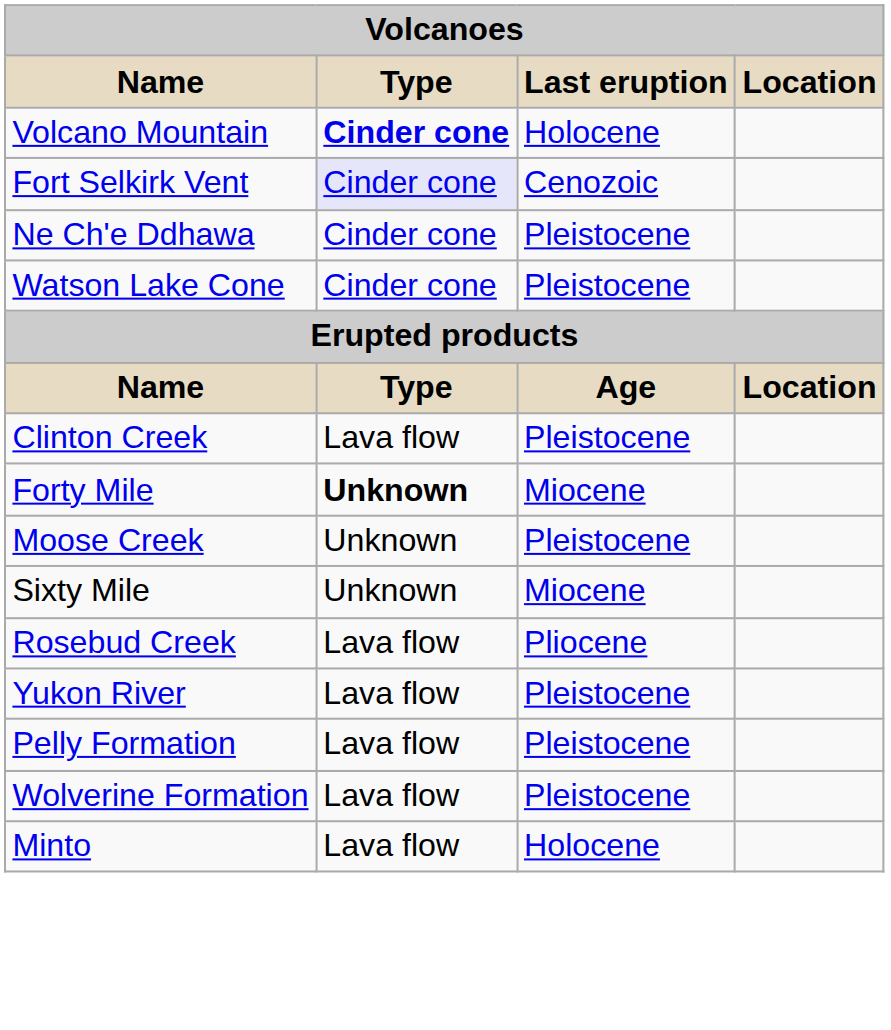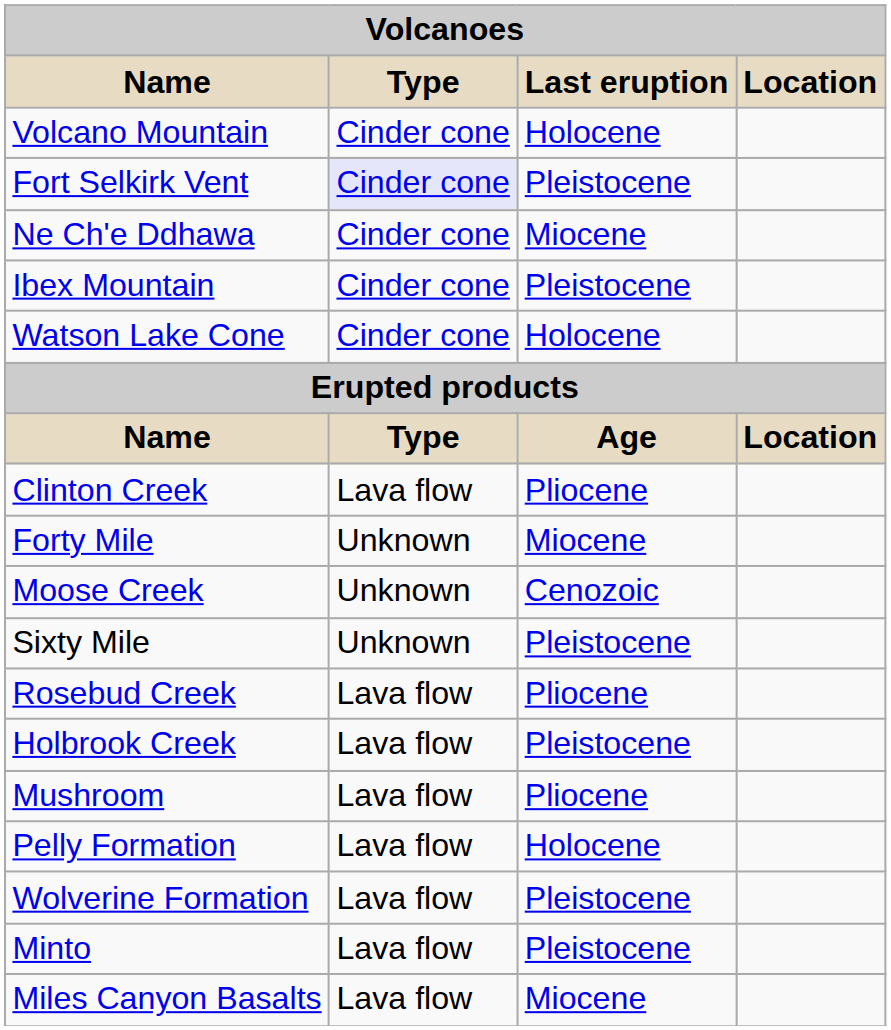(416, 132) bold -> (423, 132) normal
(591, 183) Cenozoic -> (608, 183) Pleistocene
(607, 234) Pleistocene -> (586, 234) Miocene
+ row: (113, 285)
(607, 285) Pleistocene -> (593, 336) Holocene
(607, 438) Pleistocene -> (586, 489) Pliocene
(396, 489) bold -> (404, 540) normal
(607, 540) Pleistocene -> (592, 591) Cenozoic
(585, 591) Miocene -> (608, 642) Pleistocene
- row: (99, 693)
+ row: (124, 744)
+ row: (88, 795)
(607, 744) Pleistocene -> (593, 846) Holocene
(592, 846) Holocene -> (608, 948) Pleistocene
+ row: (167, 999)
